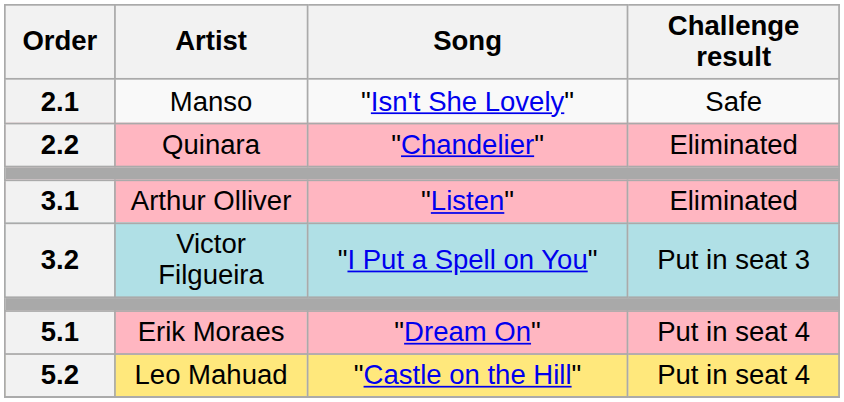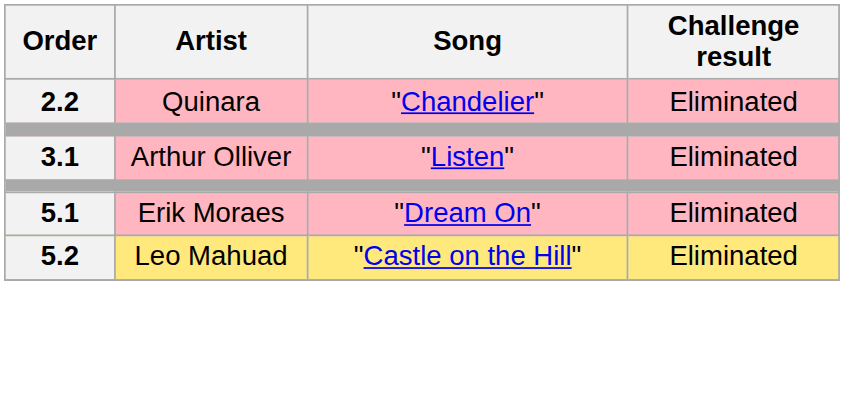- row: (60, 100)
- row: (60, 260)
(734, 331) Put in seat 4 -> (734, 213) Eliminated
(734, 375) Put in seat 4 -> (734, 257) Eliminated
